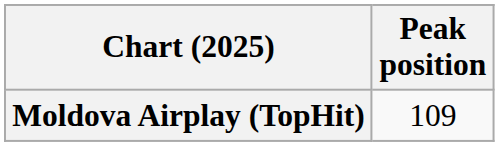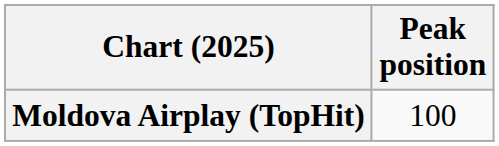(433, 114) 109 -> (433, 114) 100
